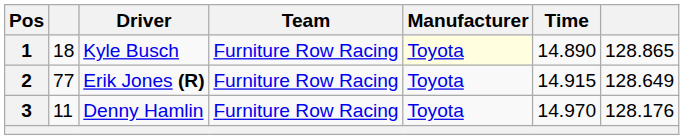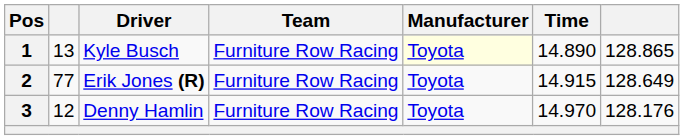(64, 50) 18 -> (64, 50) 13
(63, 111) 11 -> (64, 111) 12
